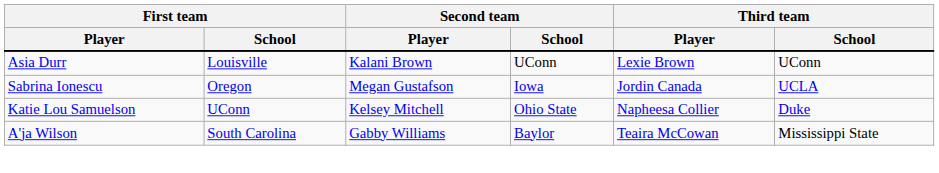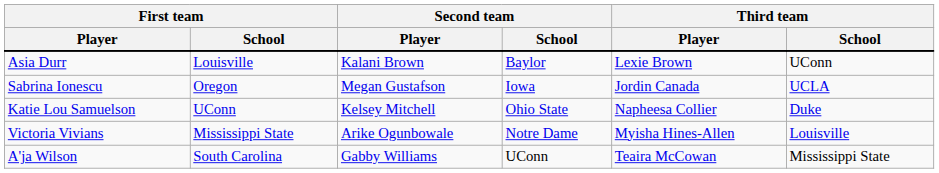(535, 63) UConn -> (526, 63) Baylor
+ row: (56, 133)
(534, 133) Baylor -> (527, 156) UConn
